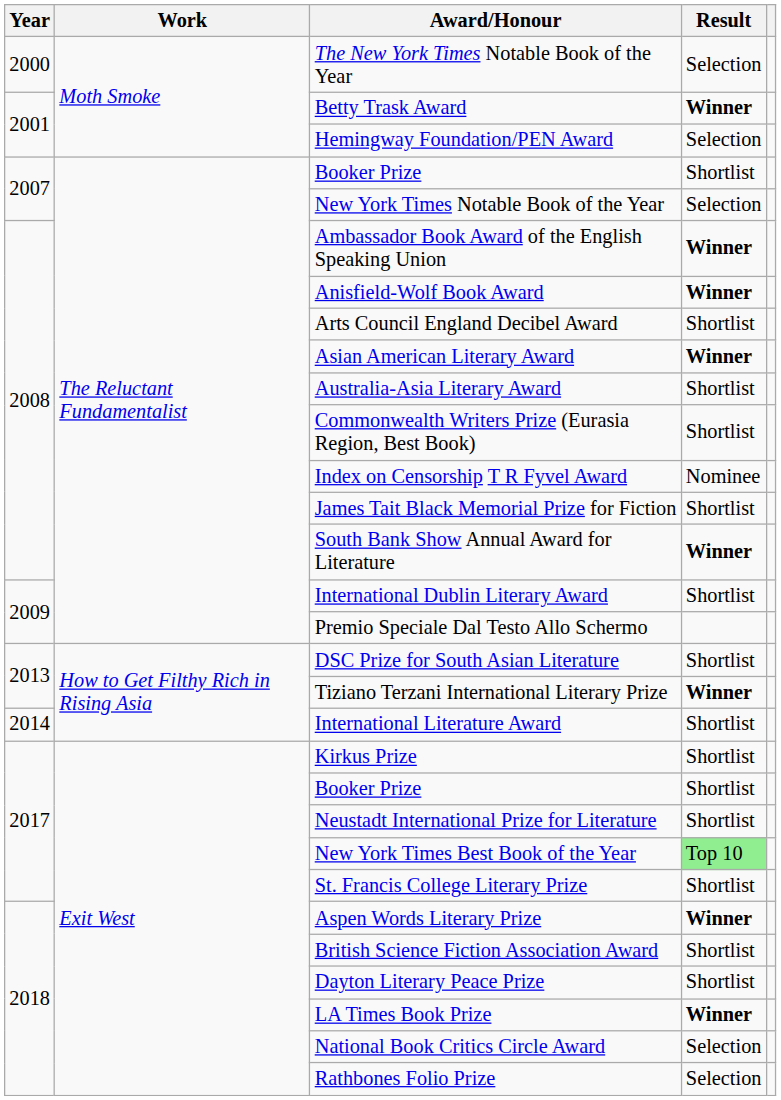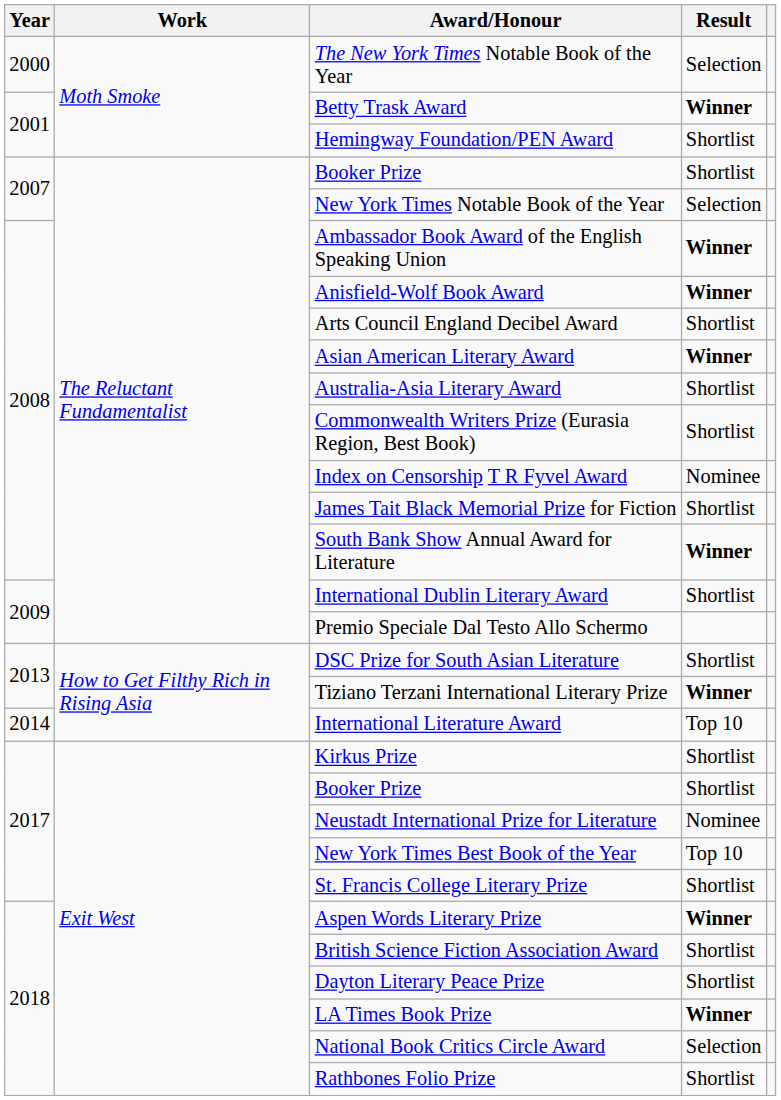(724, 140) Selection -> (720, 140) Shortlist
(720, 724) Shortlist -> (714, 724) Top 10
(720, 821) Shortlist -> (723, 821) Nominee
(714, 853) lightgreen background -> (714, 853) no background
(724, 1078) Selection -> (720, 1078) Shortlist
